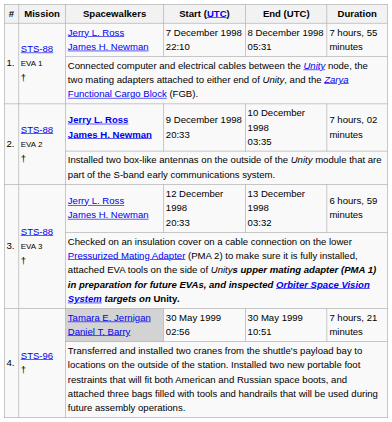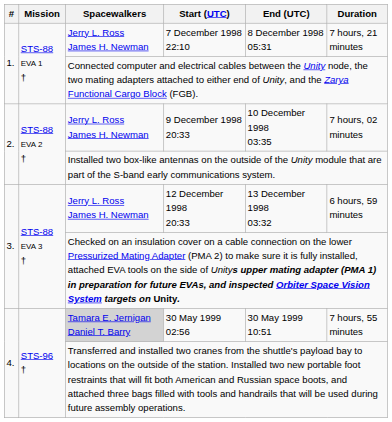(353, 39) 7 hours, 55 minutes -> (353, 39) 7 hours, 21 minutes
(110, 127) bold -> (108, 127) normal
(353, 325) 7 hours, 21 minutes -> (353, 325) 7 hours, 55 minutes
